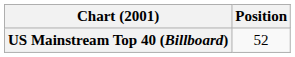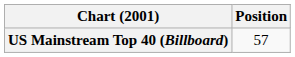(261, 40) 52 -> (261, 40) 57
